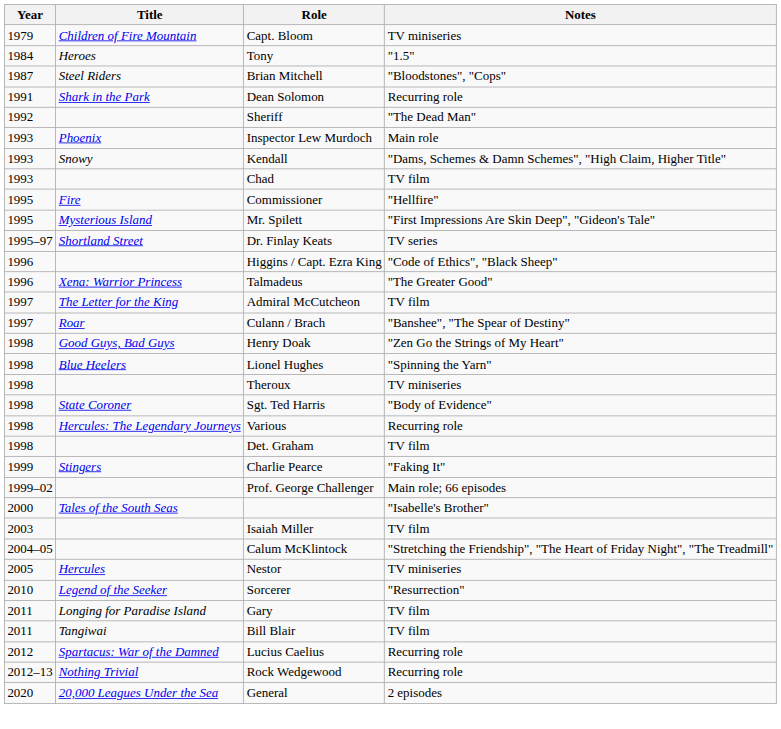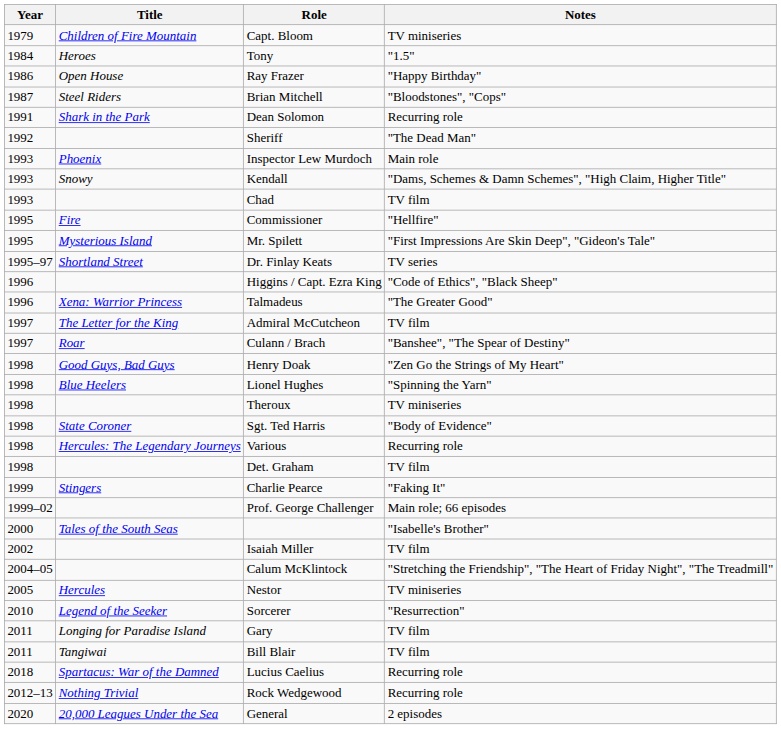+ row: (275, 76)
(20, 528) 2003 -> (20, 549) 2002
(20, 651) 2012 -> (20, 672) 2018
